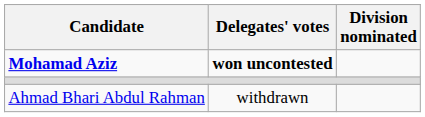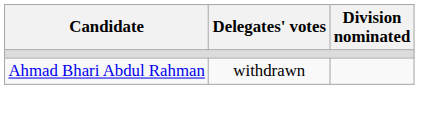- row: (63, 63)
